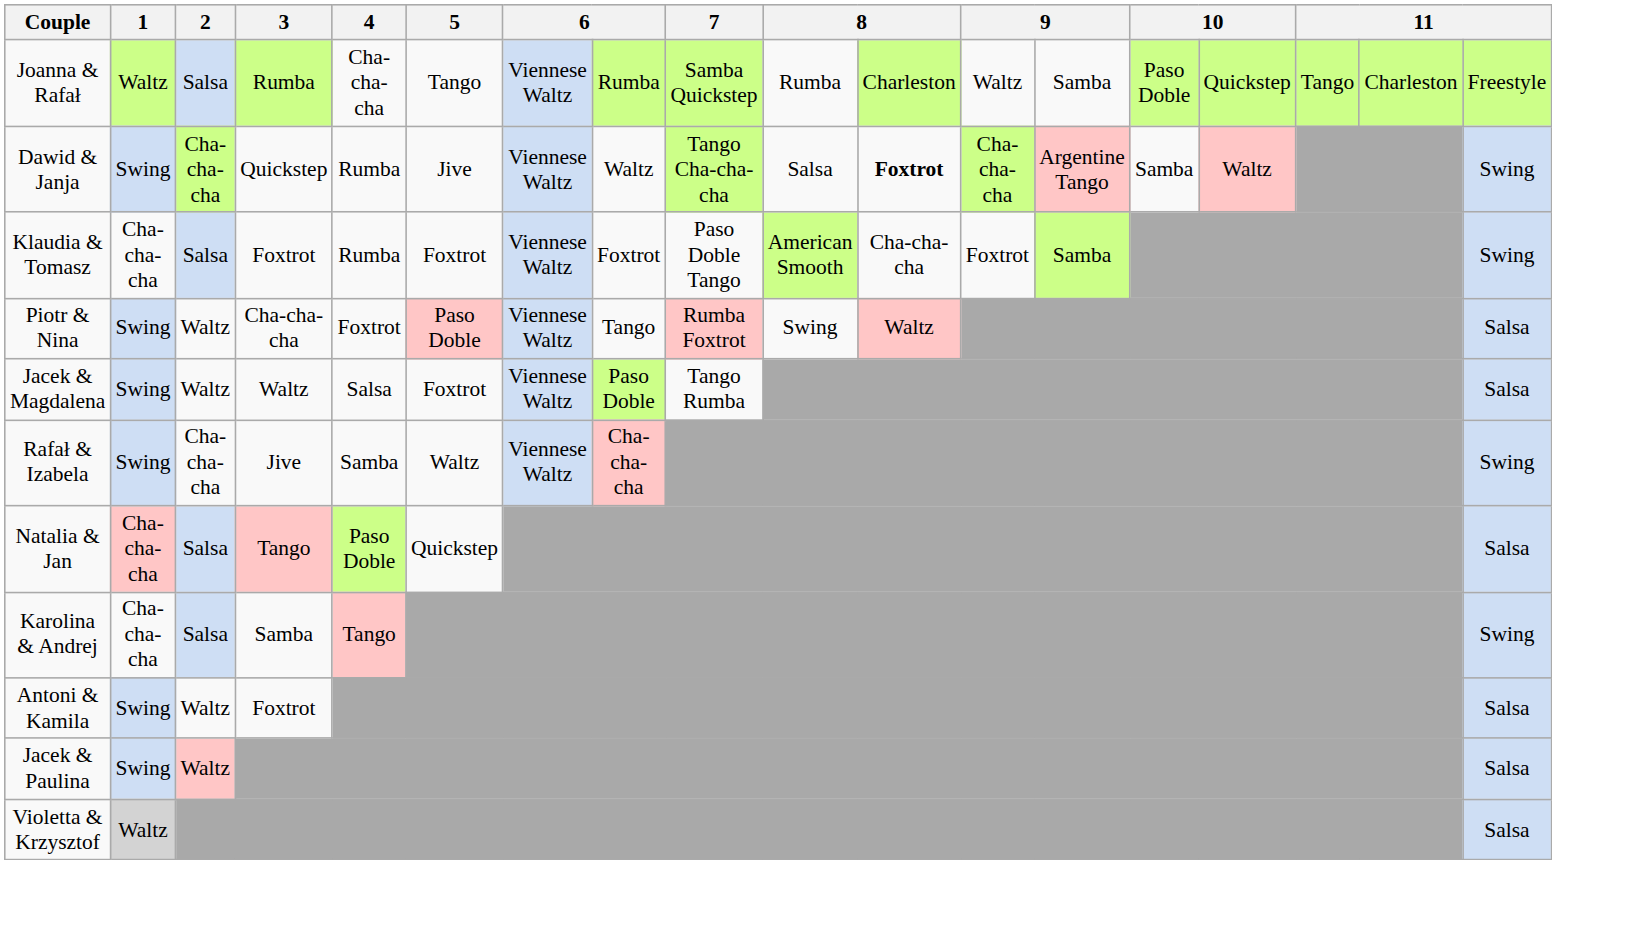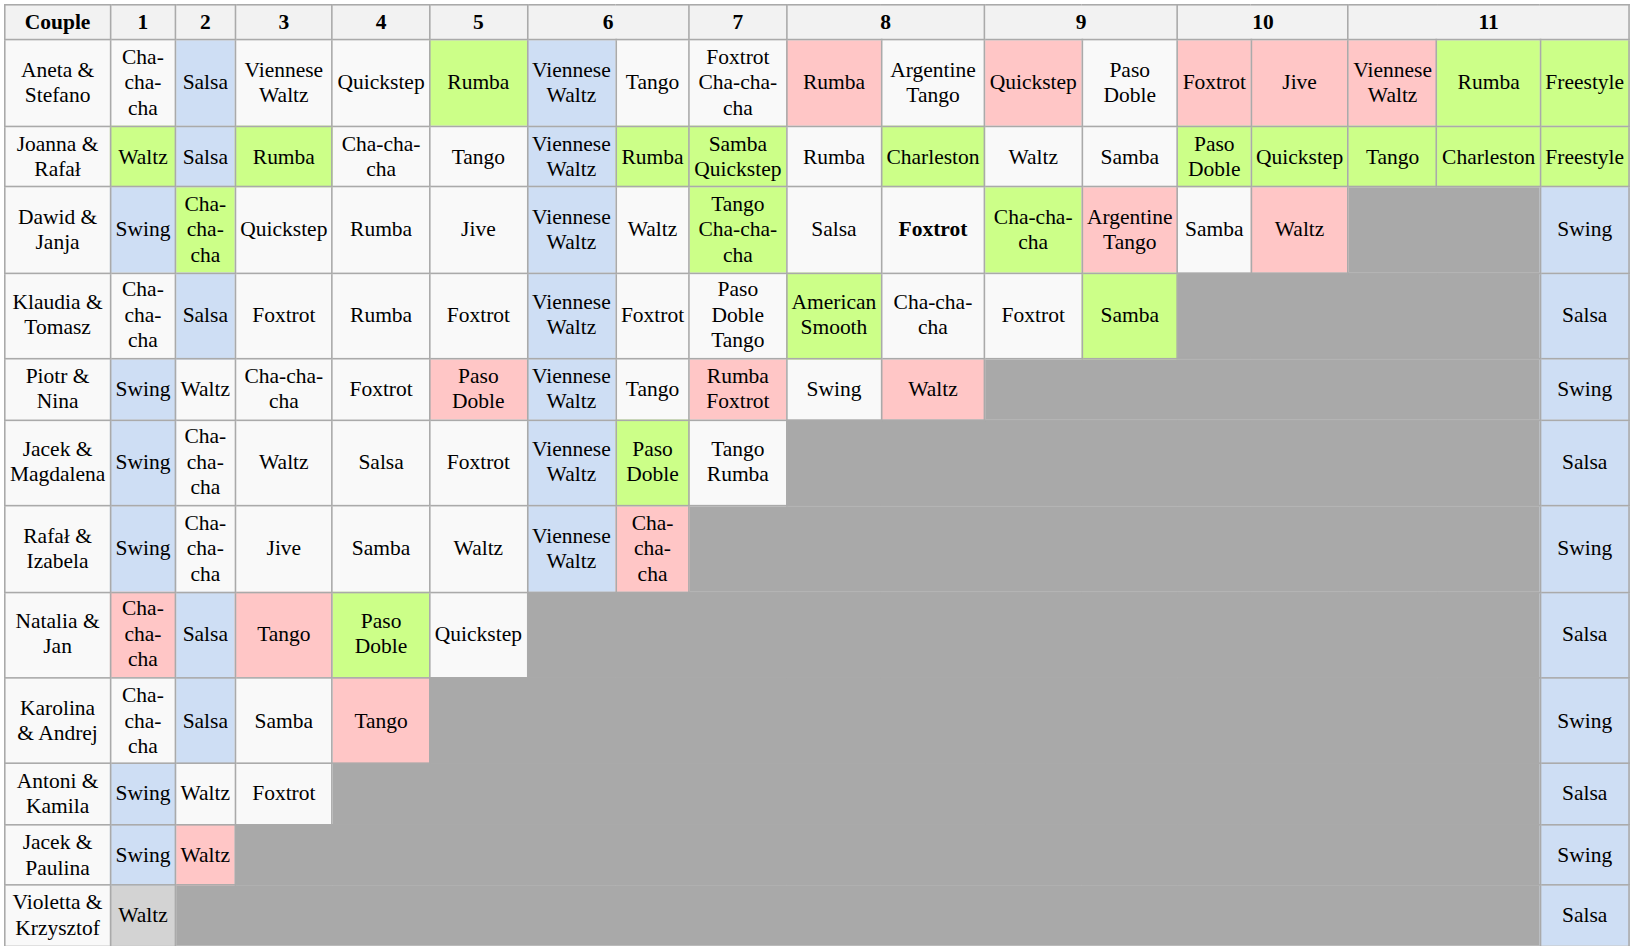+ row: (58, 82)
(1507, 254) Swing -> (1585, 315) Salsa
(1507, 327) Salsa -> (1585, 388) Swing
(205, 388) Waltz -> (205, 462) Cha-cha-cha
(1507, 768) Salsa -> (1585, 854) Swing
